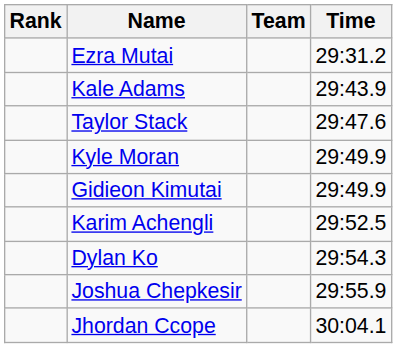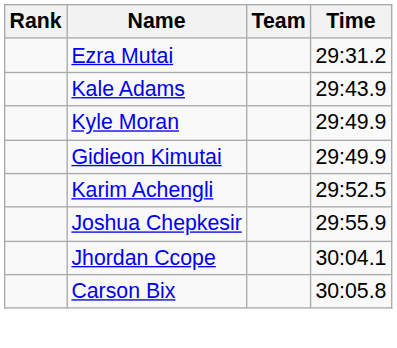- row: (129, 122)
- row: (115, 257)
+ row: (123, 291)
